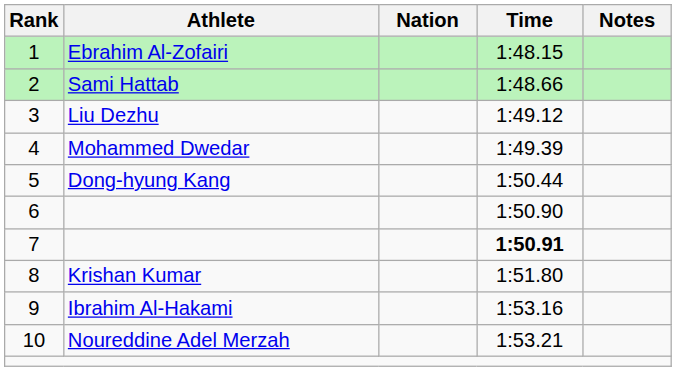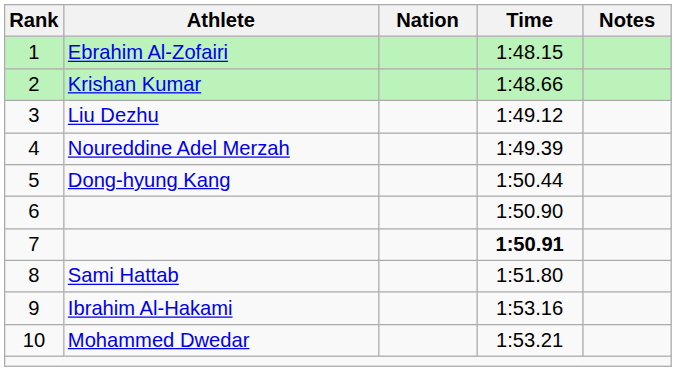(123, 84) Sami Hattab -> (135, 84) Krishan Kumar
(159, 148) Mohammed Dwedar -> (179, 148) Noureddine Adel Merzah
(135, 276) Krishan Kumar -> (123, 276) Sami Hattab
(179, 340) Noureddine Adel Merzah -> (159, 340) Mohammed Dwedar
